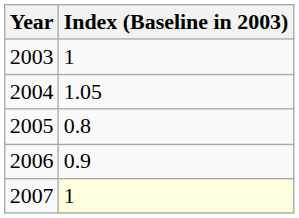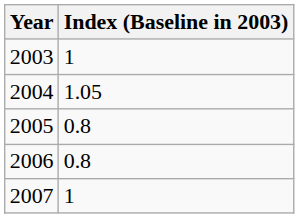(77, 160) 0.9 -> (77, 160) 0.8
(69, 195) lightyellow background -> (69, 195) no background
